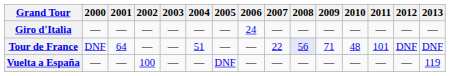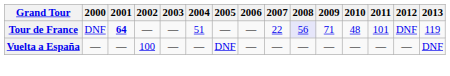- row: (43, 29)
(121, 46) normal -> (121, 29) bold
(432, 46) DNF -> (432, 29) 119
(432, 63) 119 -> (432, 46) DNF
